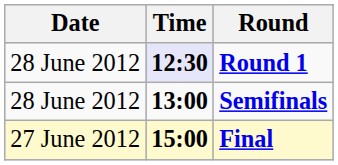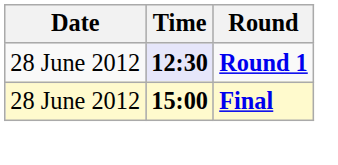- row: (273, 100)
(75, 139) 27 June 2012 -> (75, 100) 28 June 2012
